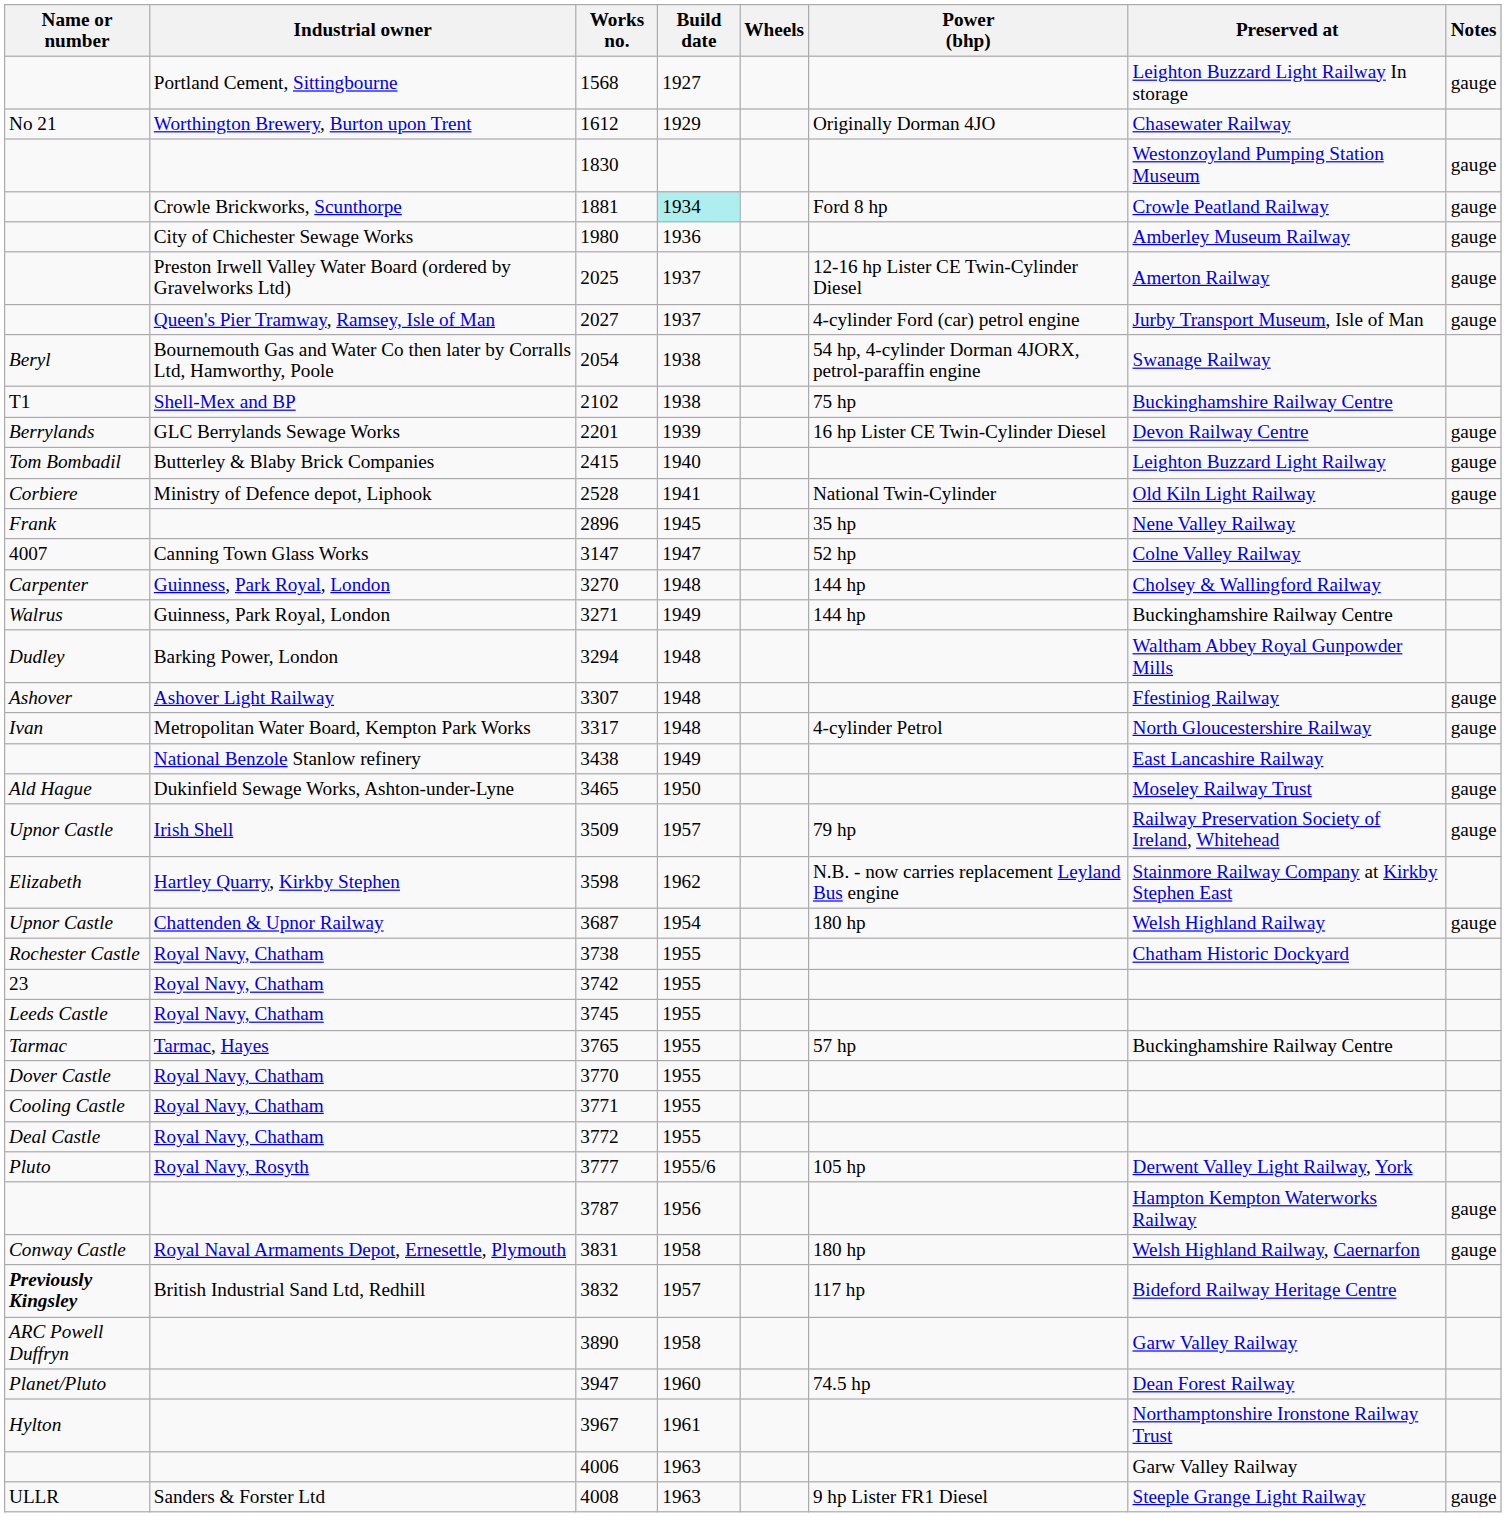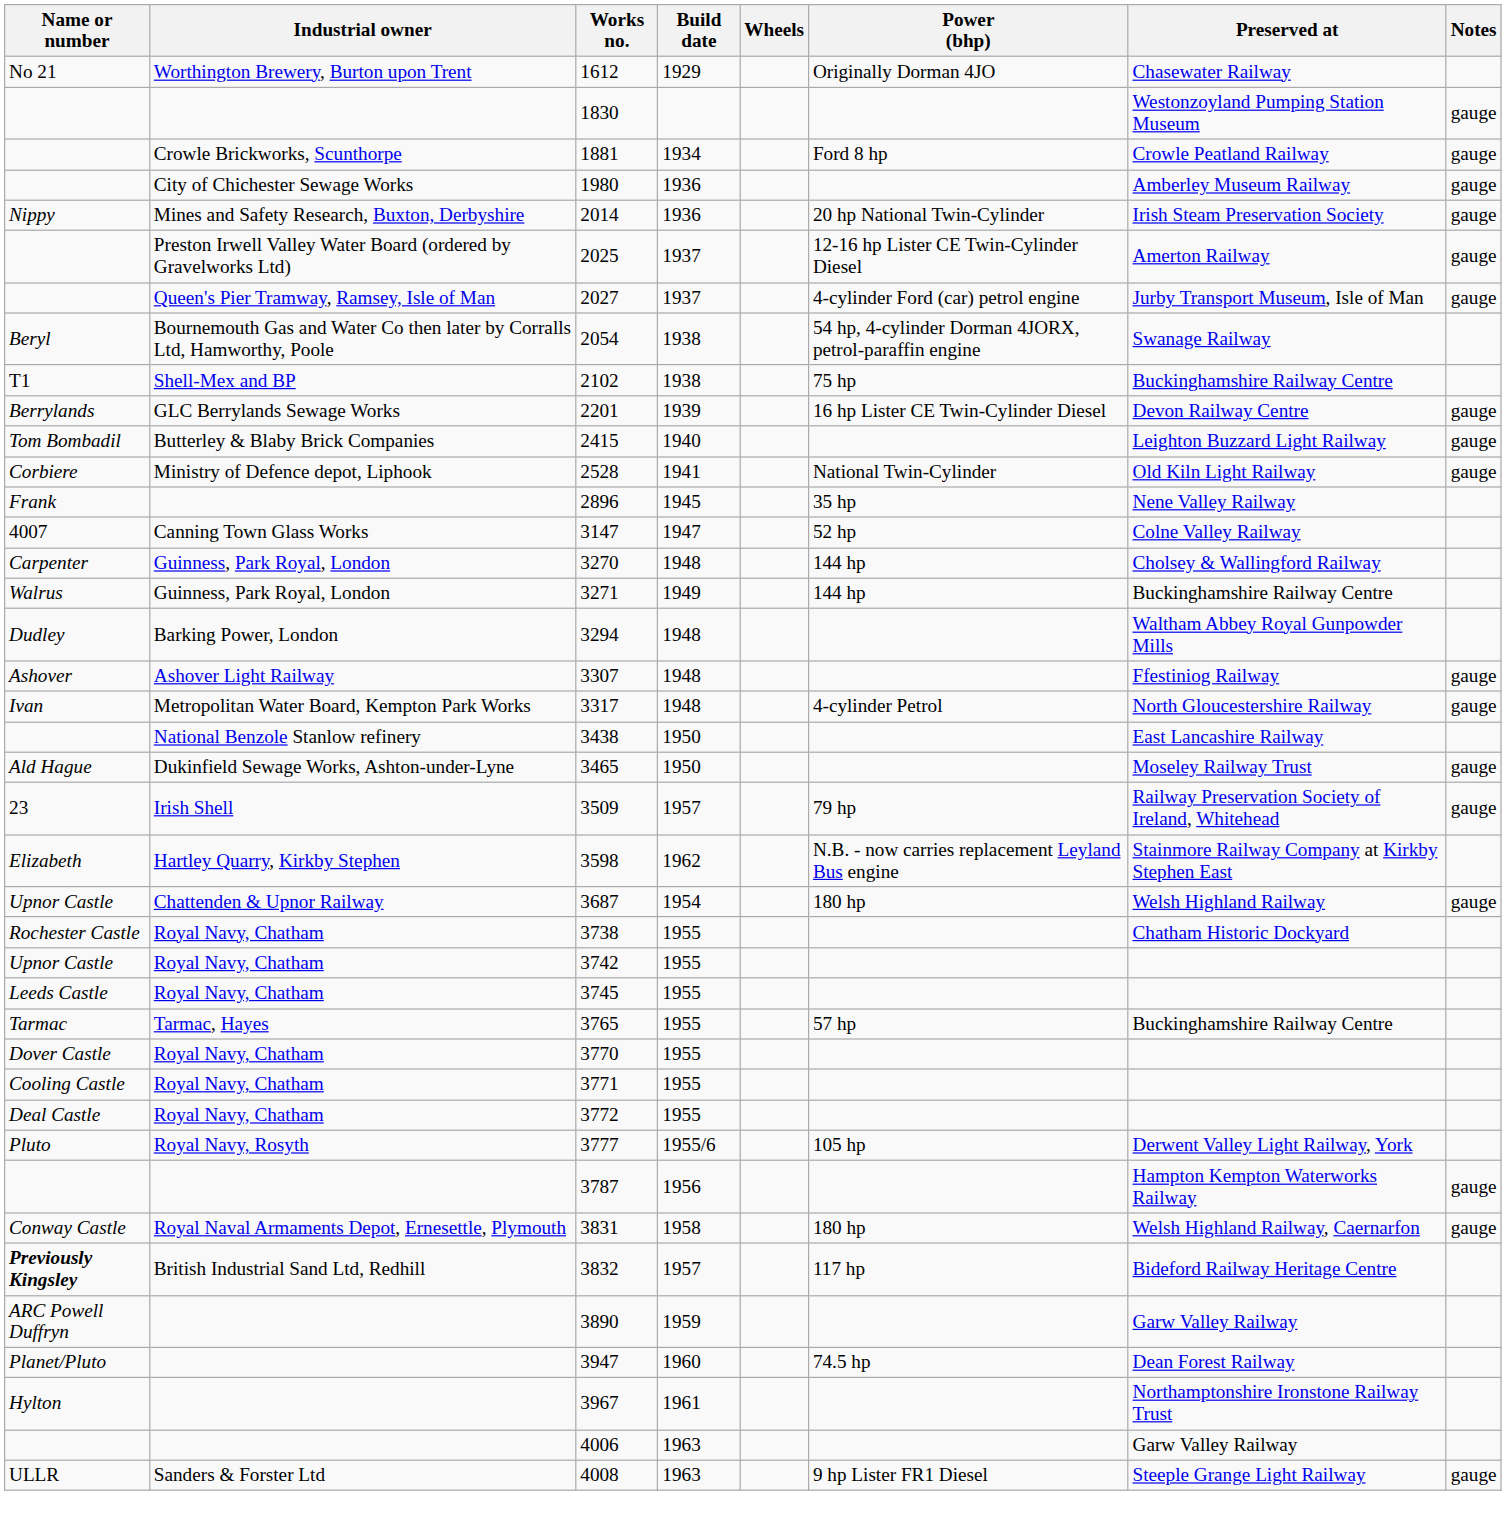- row: (600, 82)
(682, 206) paleturquoise background -> (682, 154) no background
+ row: (600, 215)
(682, 758) 1949 -> (682, 736) 1950
(61, 830) Upnor Castle -> (19, 808) 23
(19, 984) 23 -> (61, 962) Upnor Castle
(682, 1342) 1958 -> (682, 1321) 1959
